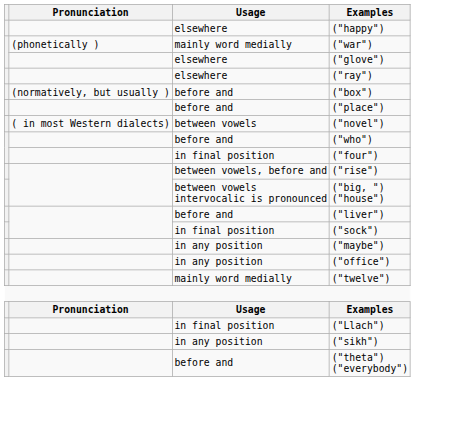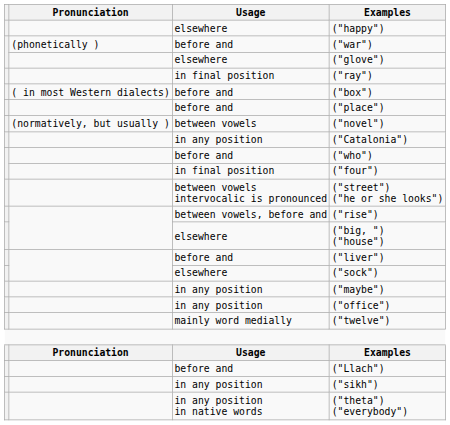(233, 44) mainly word medially -> (204, 44) before and
(201, 76) elsewhere -> (224, 76) in final position
(91, 92) (normatively, but usually ) -> (91, 92) ( in most Western dialects)
(91, 124) ( in most Western dialects) -> (91, 124) (normatively, but usually )
+ row: (370, 139)
+ row: (388, 193)
(251, 193) between vowels intervocalic is pronounced -> (201, 236) elsewhere
(224, 230) in final position -> (201, 273) elsewhere
(224, 325) in final position -> (204, 369) before and
(204, 363) before and -> (218, 406) in any position in native words
